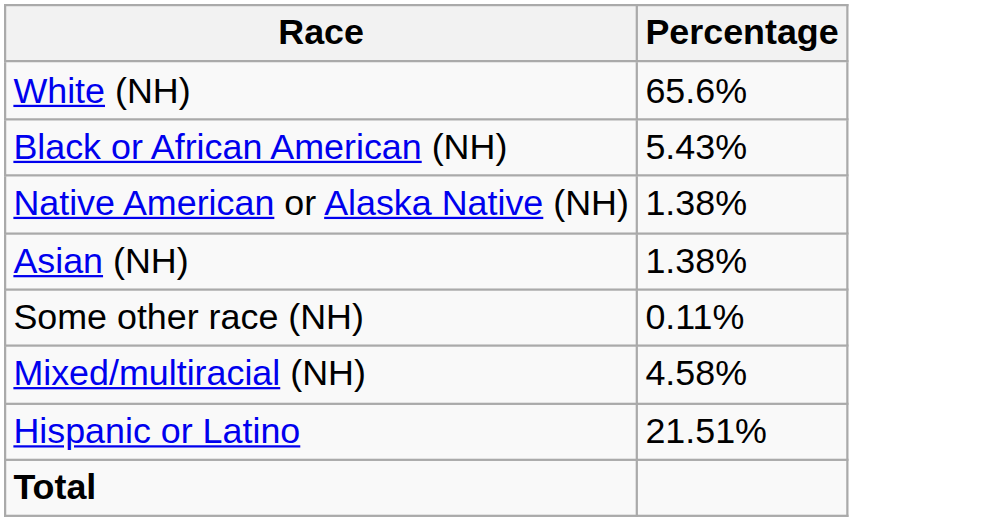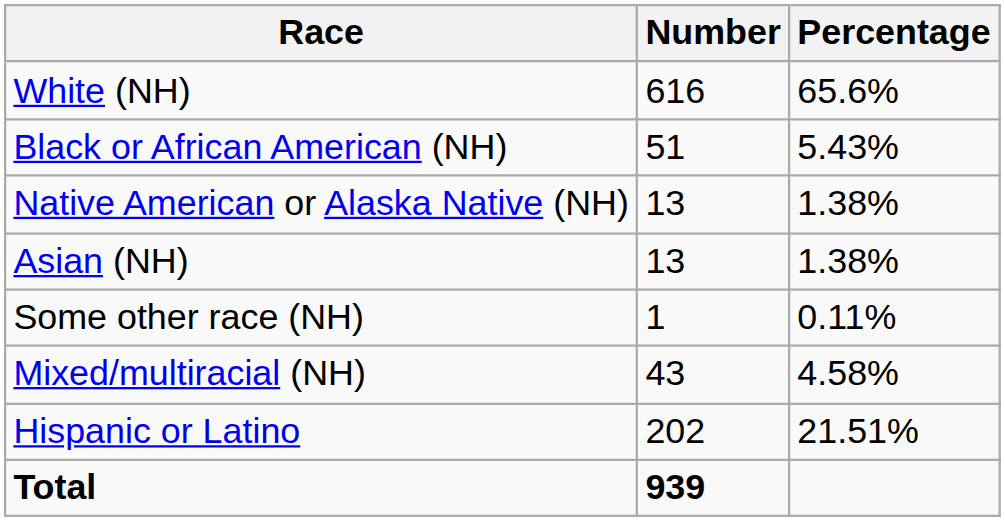+ column: (713, 32)
